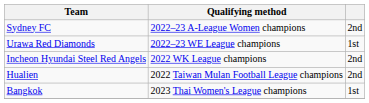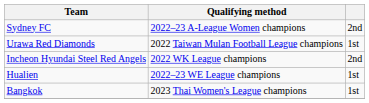(215, 43) 2022–23 WE League champions -> (247, 43) 2022 Taiwan Mulan Football League champions
(247, 75) 2022 Taiwan Mulan Football League champions -> (215, 75) 2022–23 WE League champions
(355, 75) 2nd -> (353, 75) 1st
